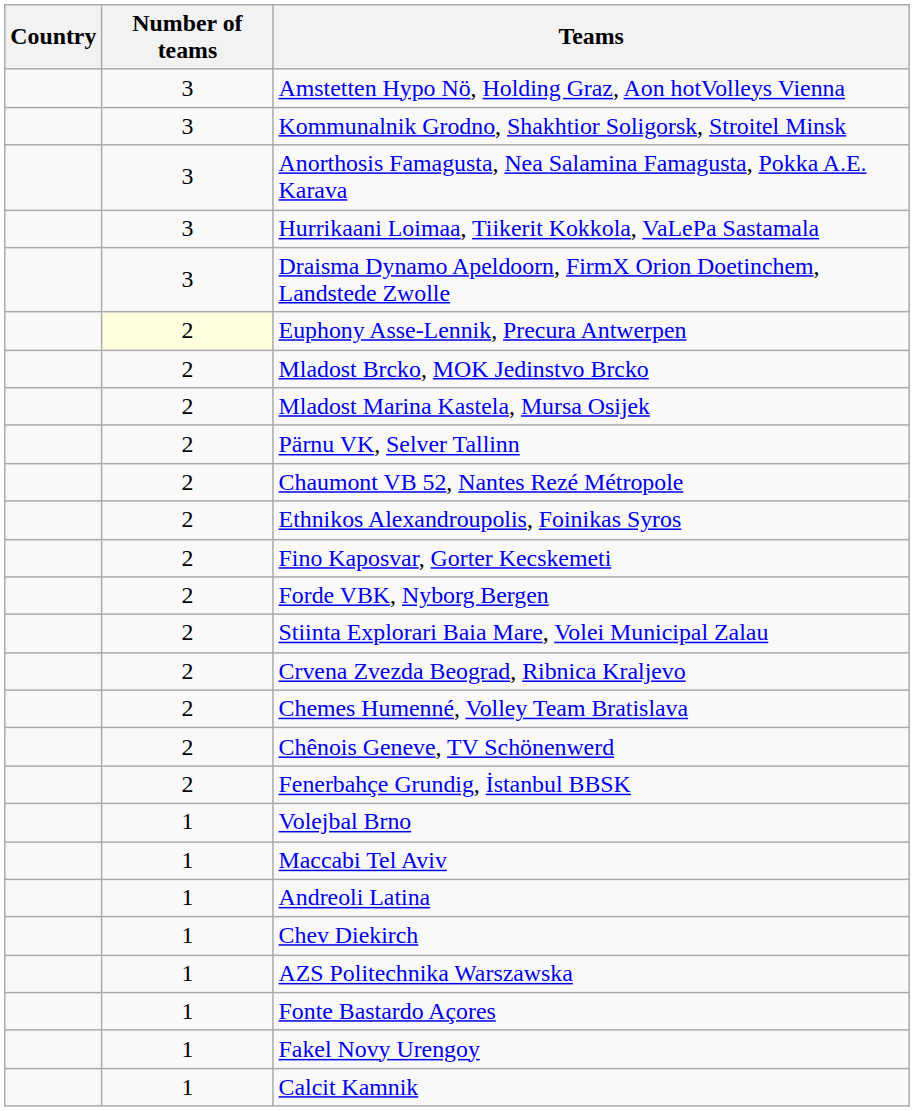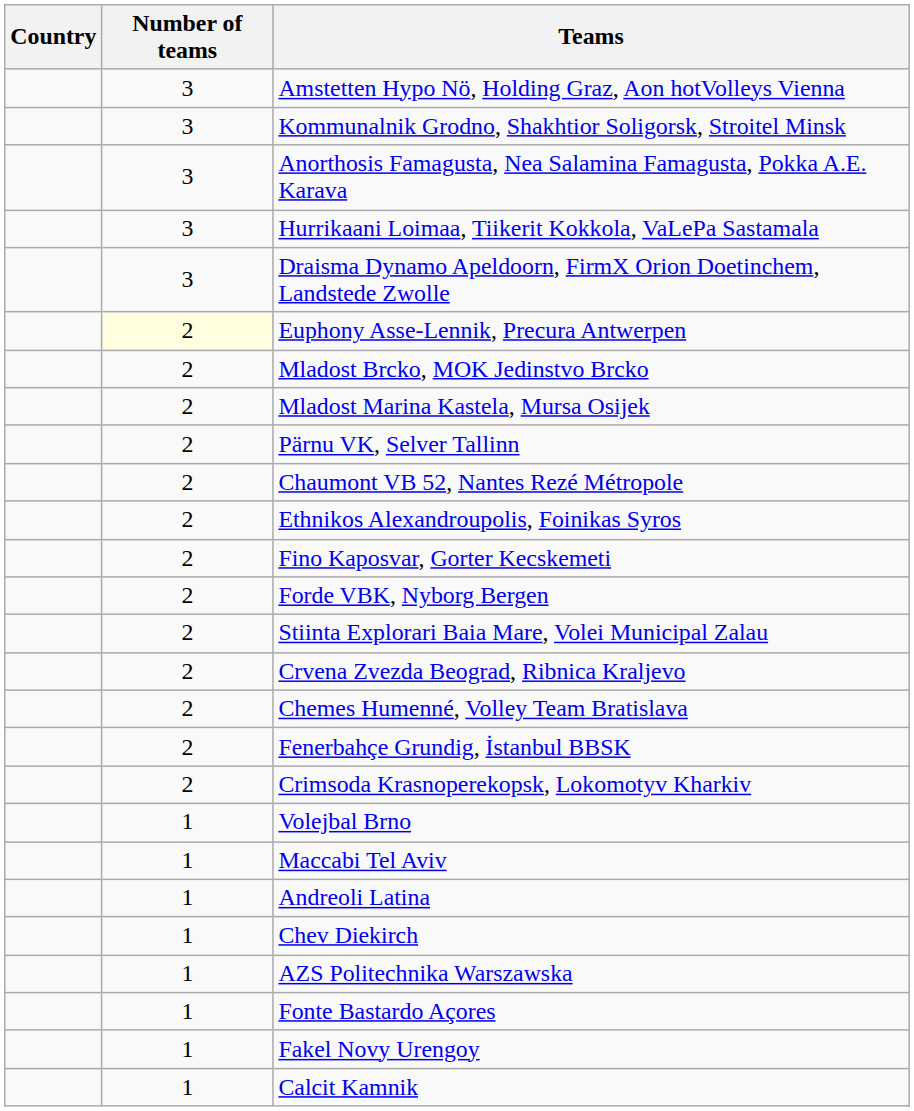- row: (446, 746)
+ row: (515, 784)
